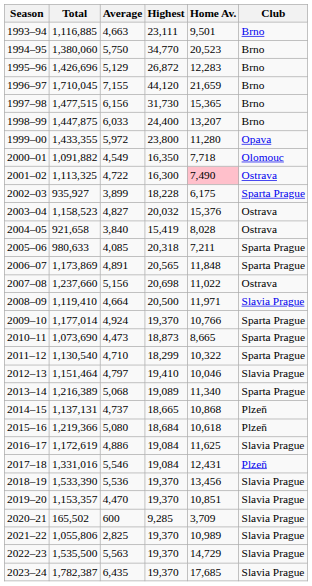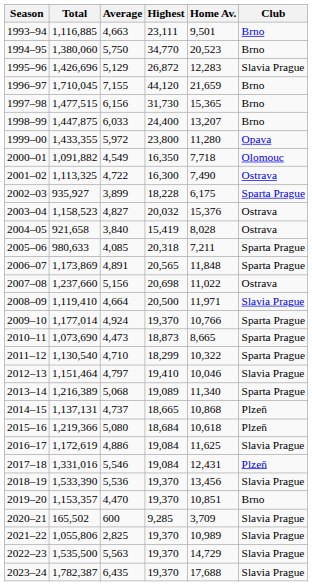(253, 67) Brno -> (273, 67) Slavia Prague
(203, 175) pink background -> (203, 175) no background
(273, 499) Slavia Prague -> (253, 499) Brno
(206, 572) 17,685 -> (206, 572) 17,688
